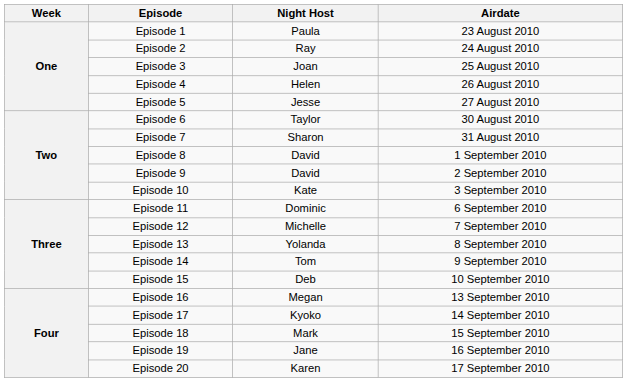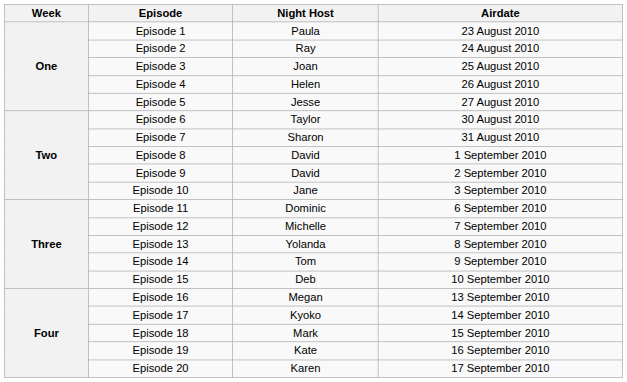(306, 191) Kate -> (306, 191) Jane
(306, 350) Jane -> (306, 350) Kate
